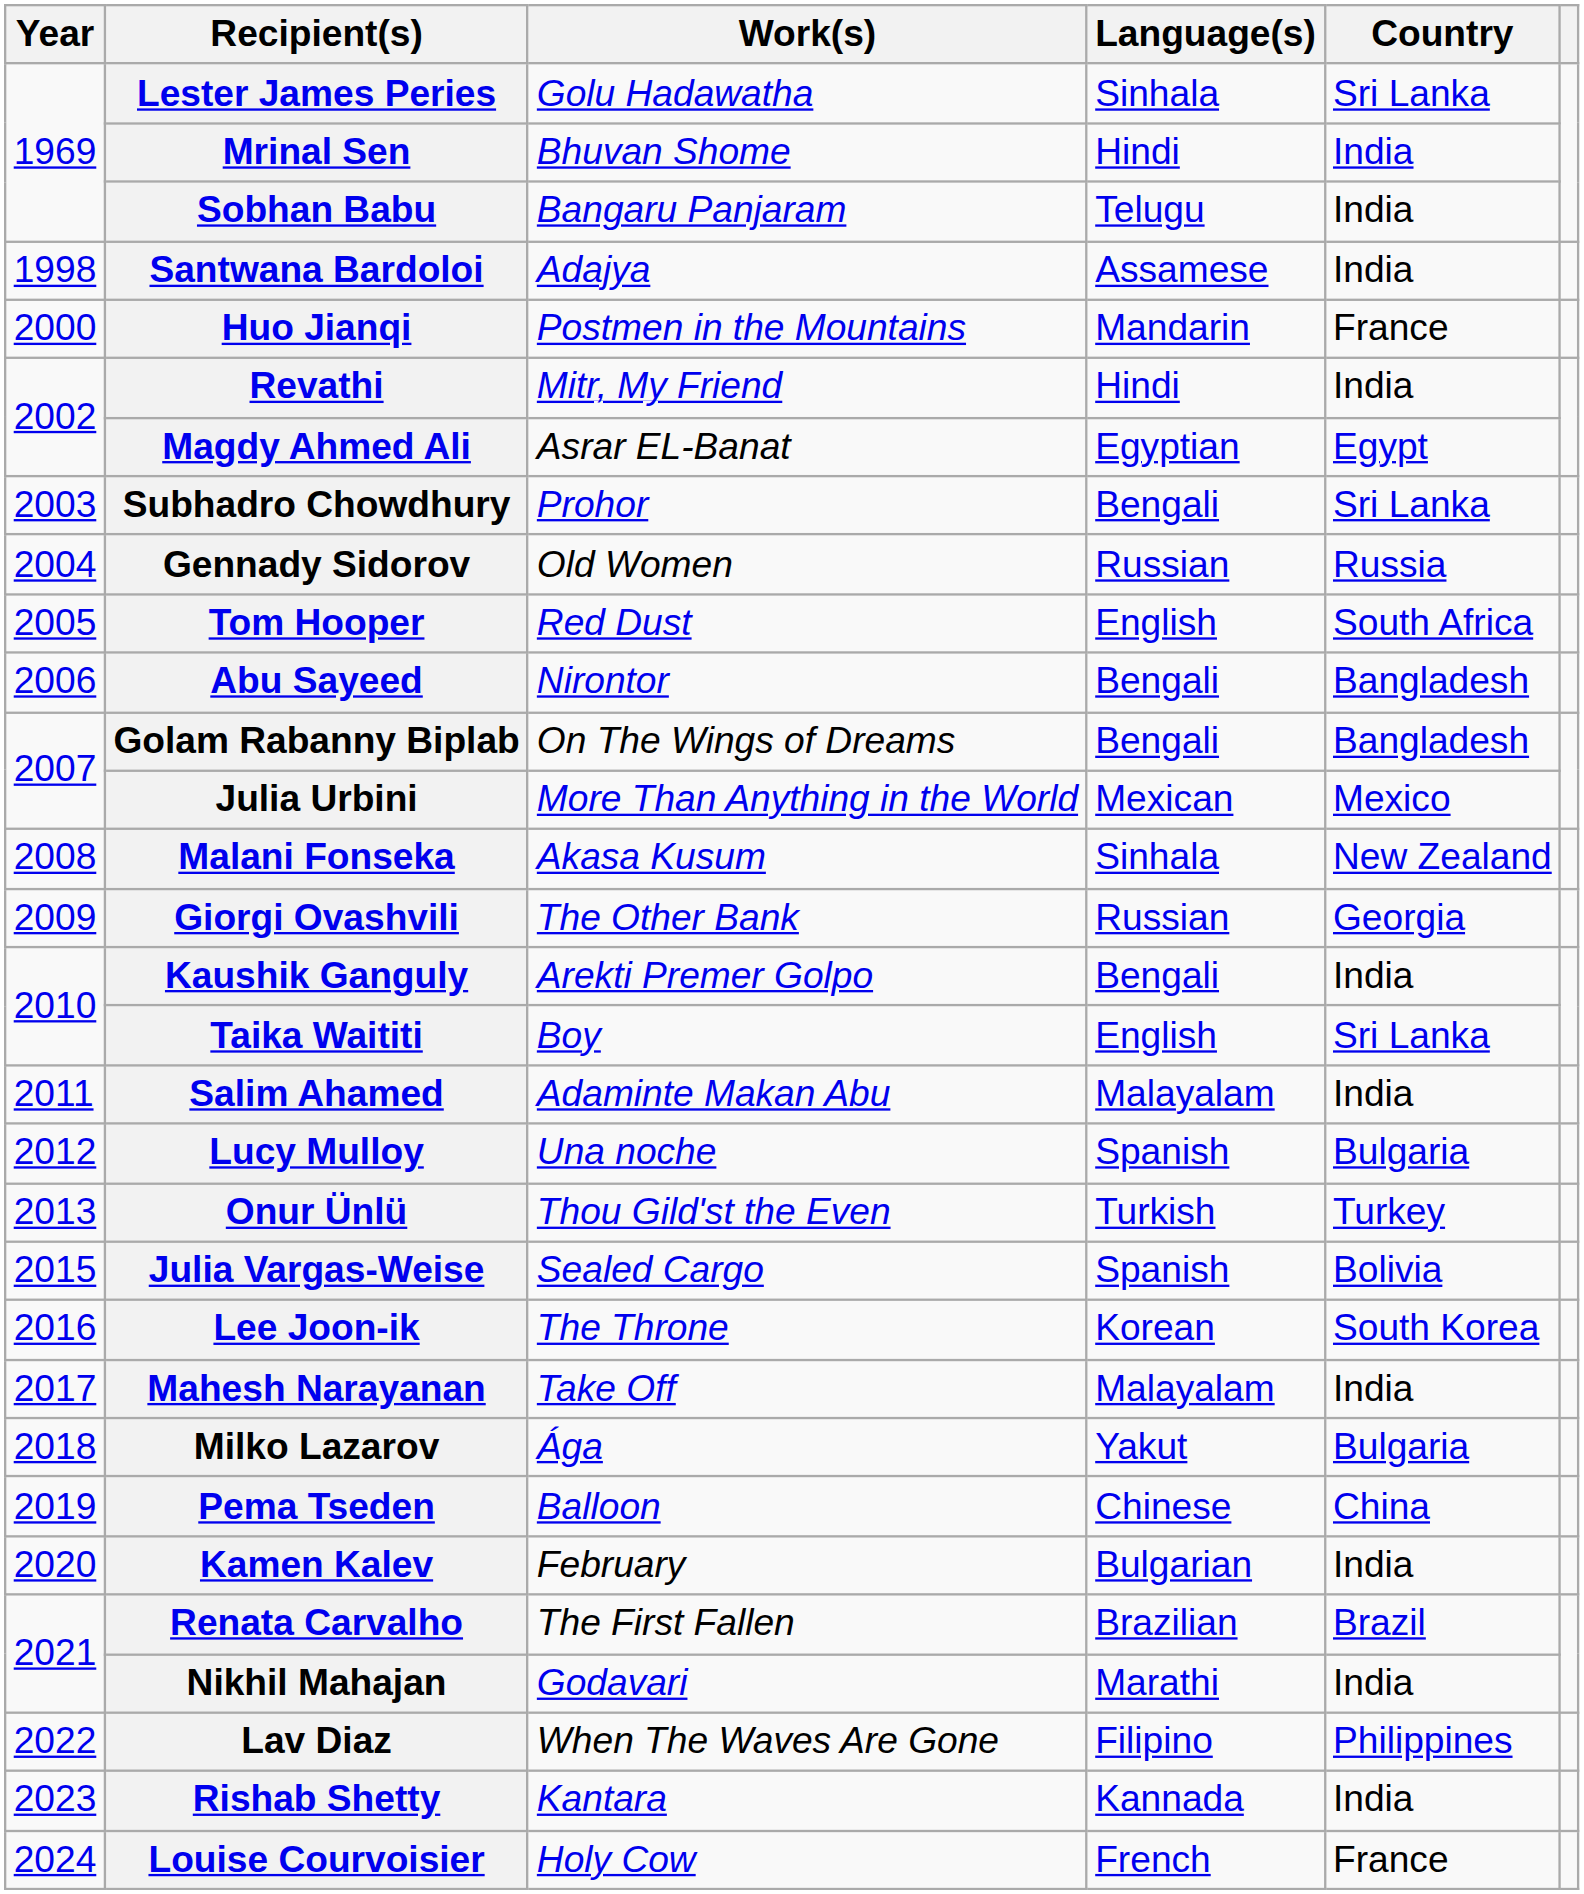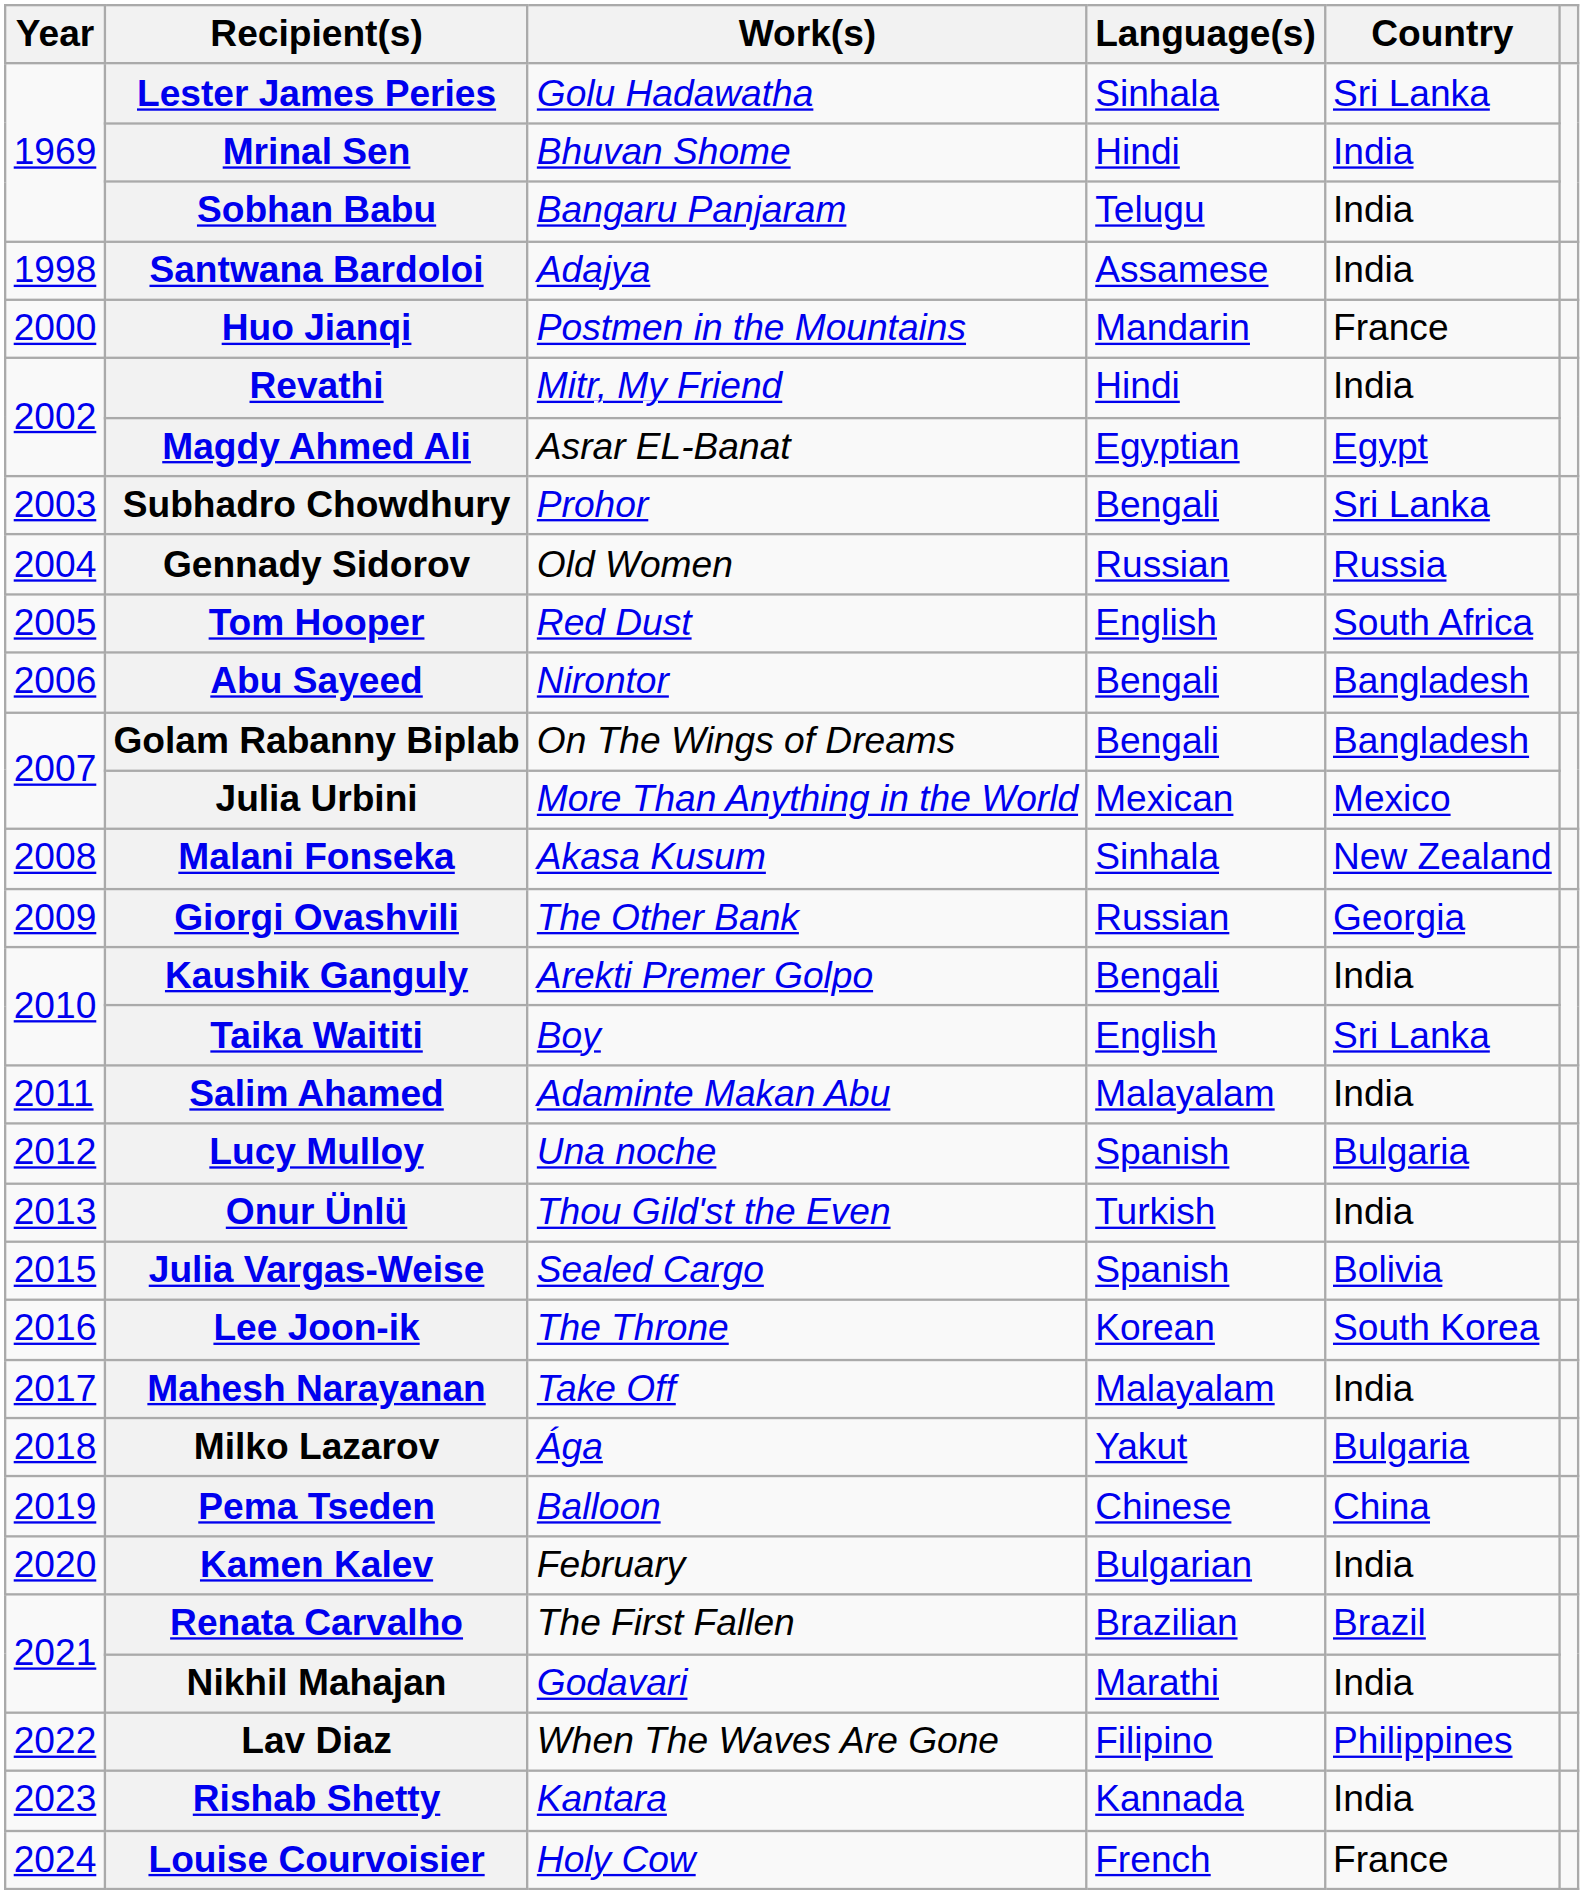(1389, 1211) Turkey -> (1373, 1211) India
